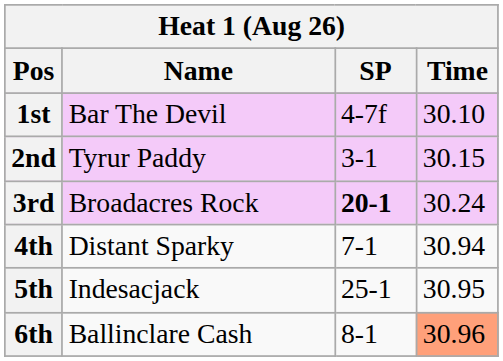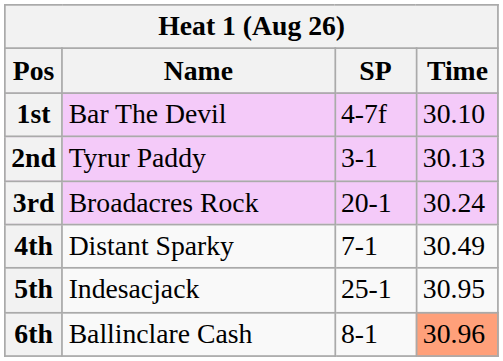(454, 158) 30.15 -> (454, 158) 30.13
(366, 202) bold -> (366, 202) normal
(454, 245) 30.94 -> (454, 245) 30.49
